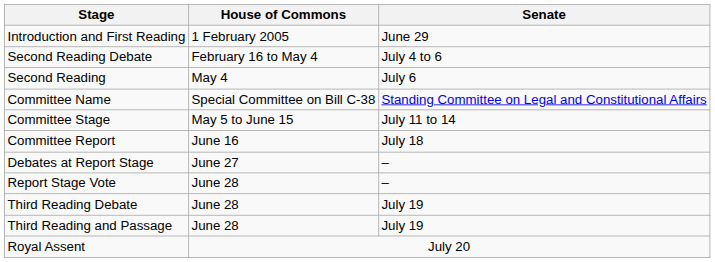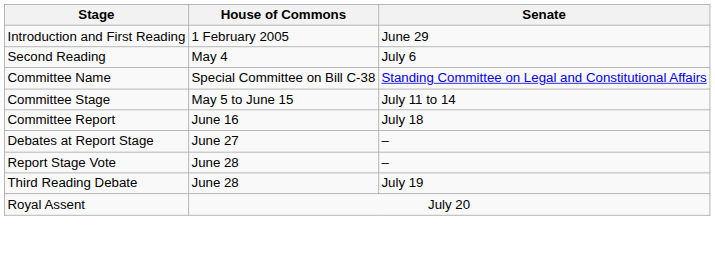- row: (80, 57)
- row: (90, 225)
